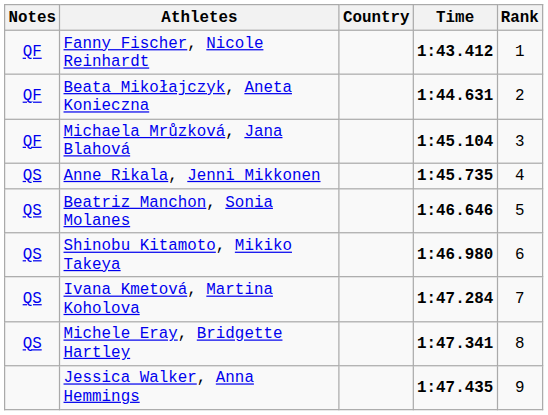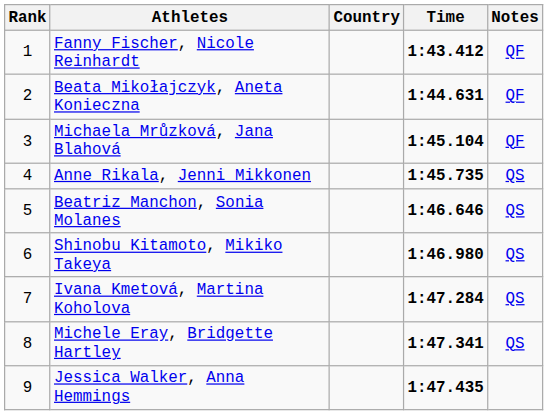columns swapped: (520, 18) <-> (32, 18)
